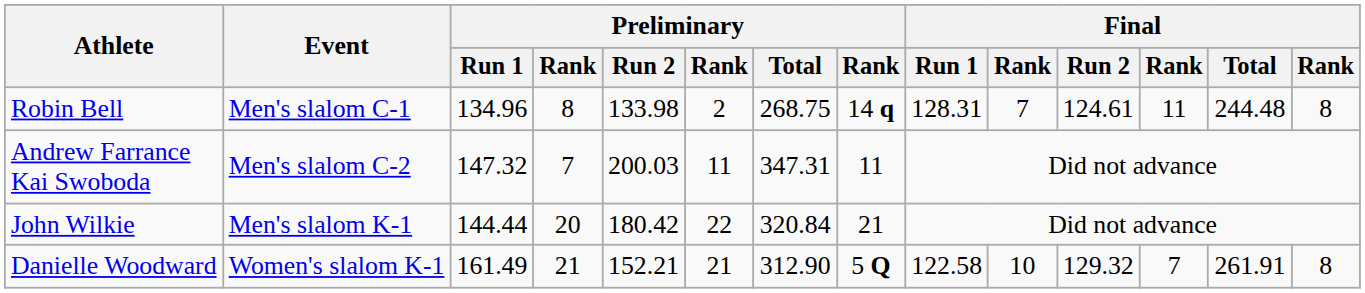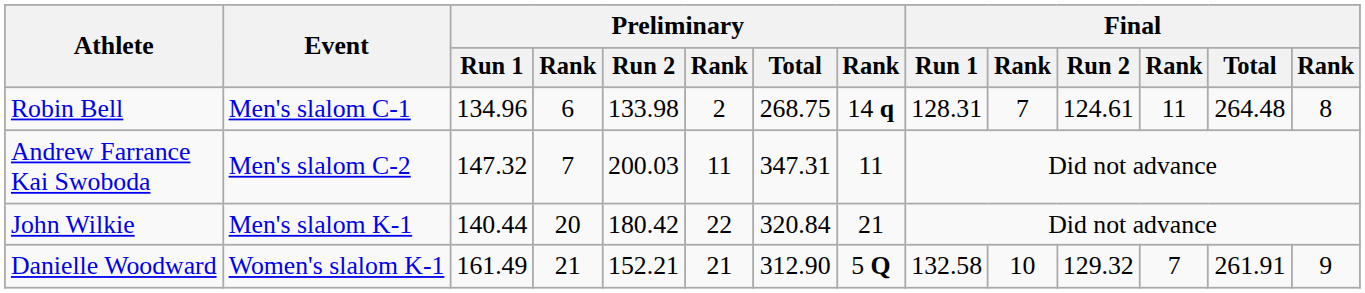(568, 108) 8 -> (568, 108) 6
(1250, 108) 244.48 -> (1250, 108) 264.48
(492, 224) 144.44 -> (492, 224) 140.44
(947, 266) 122.58 -> (947, 266) 132.58
(1326, 266) 8 -> (1326, 266) 9
